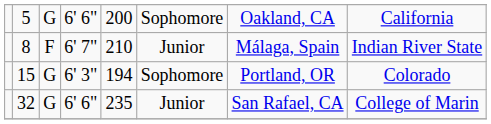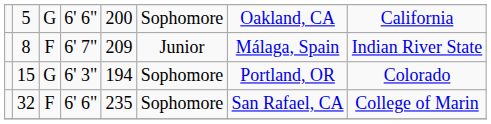(119, 47) 210 -> (119, 47) 209
(50, 103) G -> (50, 103) F
(182, 103) Junior -> (182, 103) Sophomore
